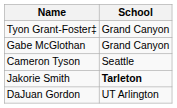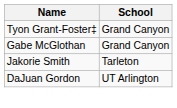- row: (43, 62)
(122, 78) bold -> (120, 62) normal
